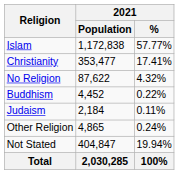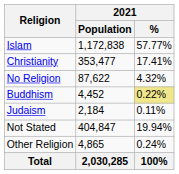(151, 95) no background -> (151, 95) khaki background
rows swapped: (40, 128) <-> (31, 144)
